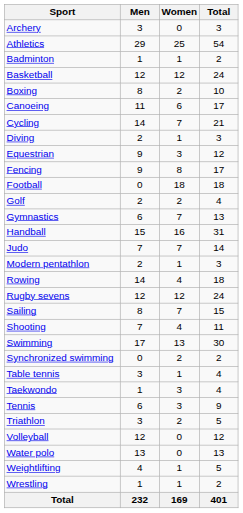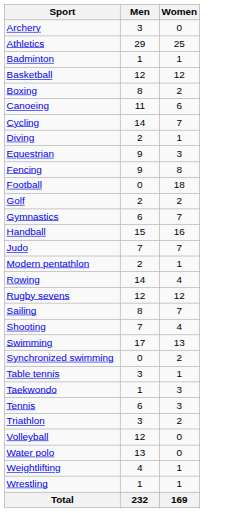- column: (219, 12)
